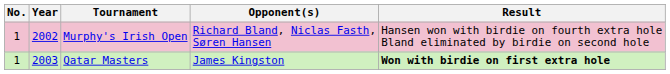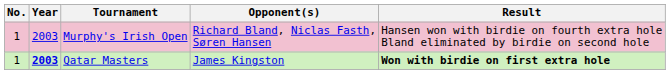(45, 37) 2002 -> (45, 37) 2003
(45, 61) normal -> (45, 61) bold
